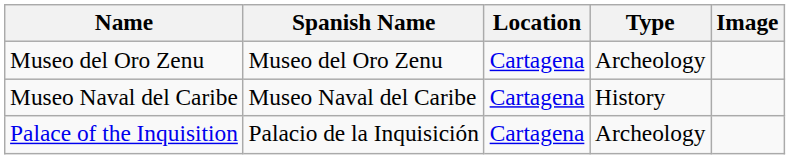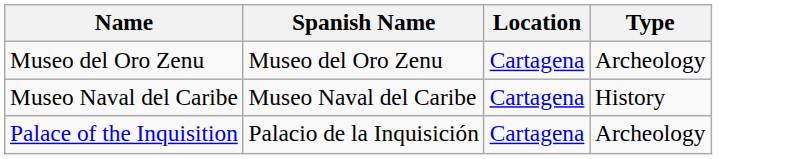- column: (747, 23)
